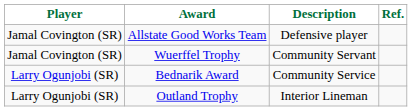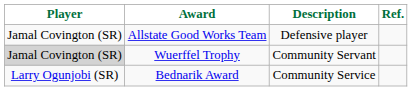(65, 55) no background -> (65, 55) lightgrey background
- row: (197, 95)
